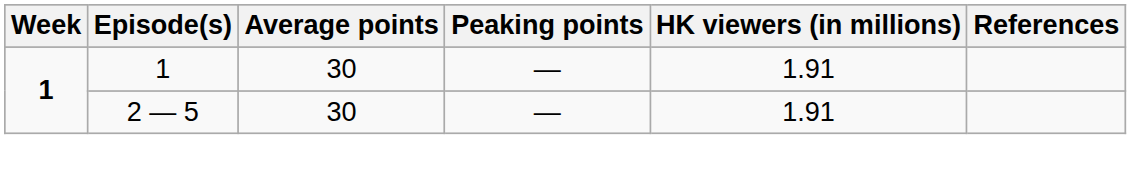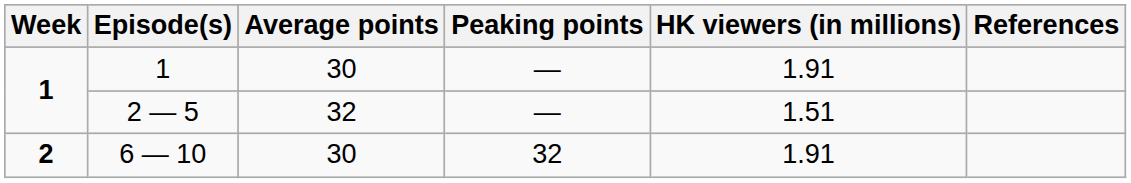(342, 111) 30 -> (342, 111) 32
(809, 111) 1.91 -> (809, 111) 1.51
+ row: (163, 154)
